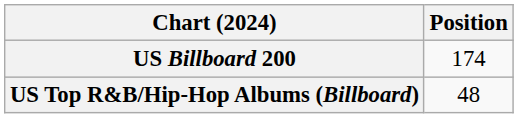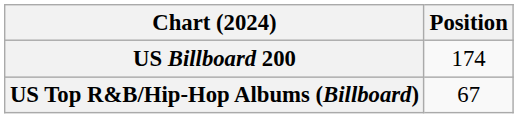(469, 94) 48 -> (469, 94) 67
